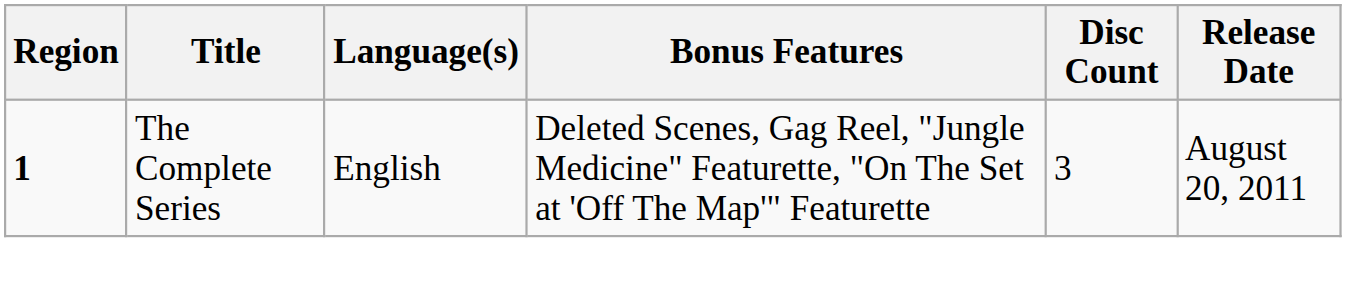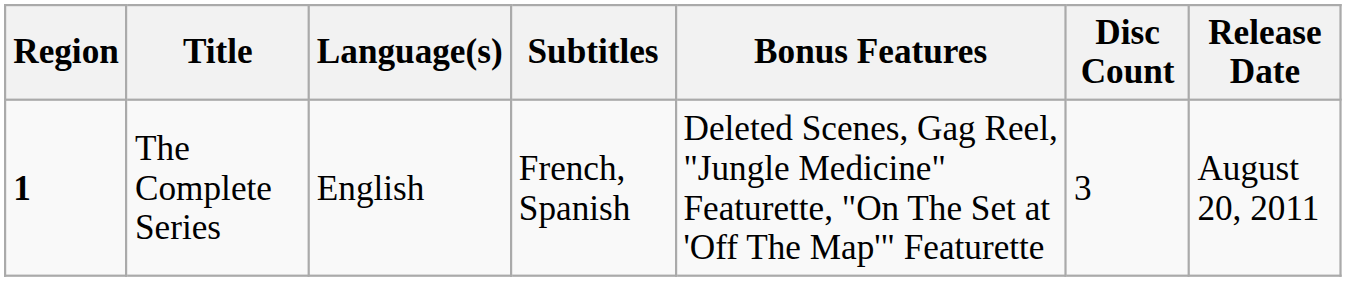+ column: (593, 52)
